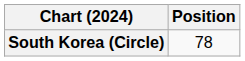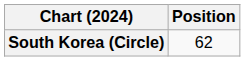(204, 42) 78 -> (204, 42) 62
